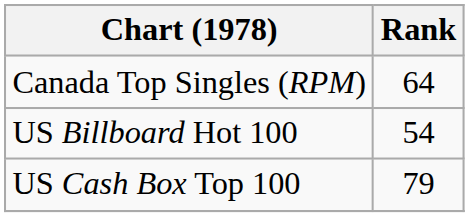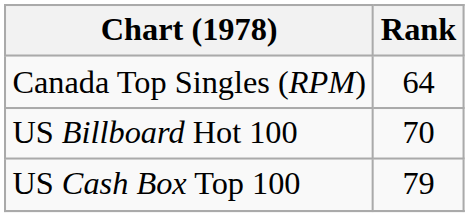(419, 132) 54 -> (419, 132) 70
